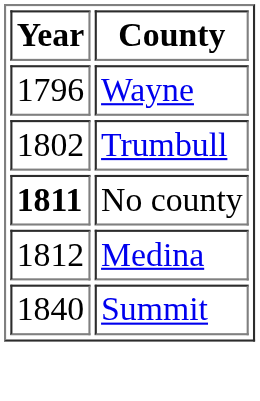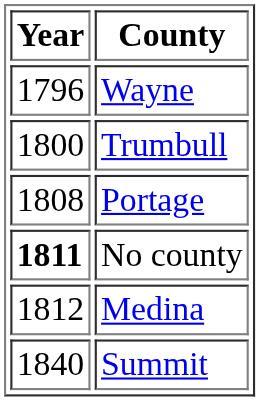(50, 144) 1802 -> (50, 144) 1800
+ row: (153, 199)
